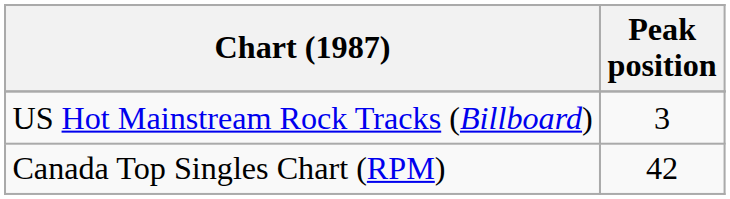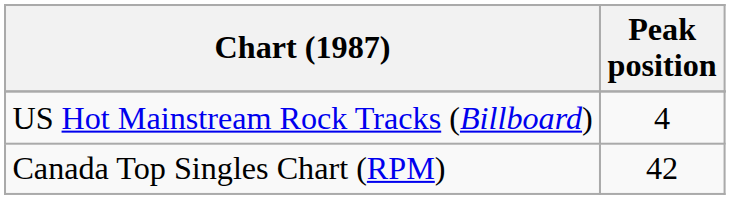(662, 117) 3 -> (662, 117) 4
